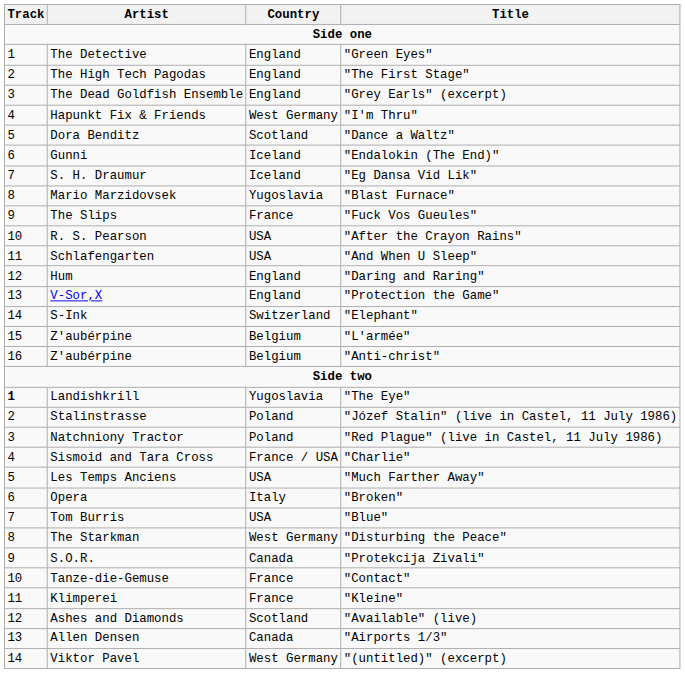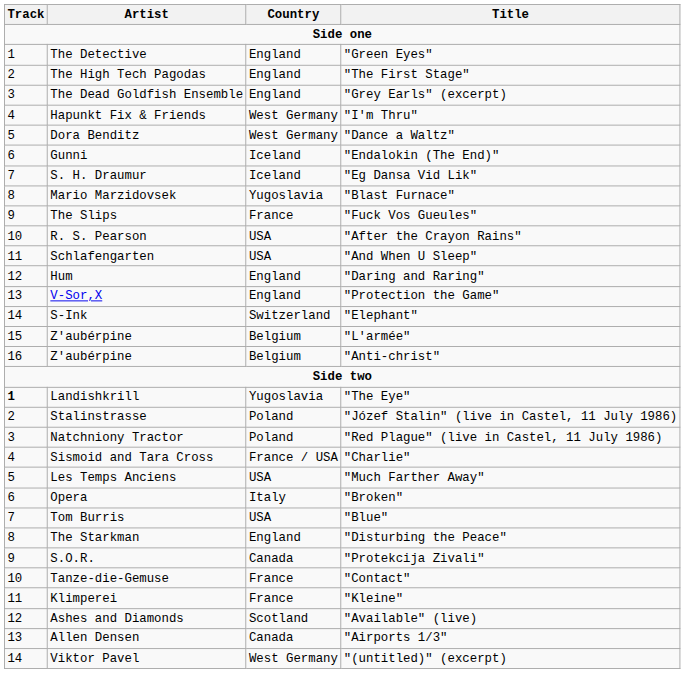(279, 135) Scotland -> (293, 135) West Germany
(293, 538) West Germany -> (275, 538) England
